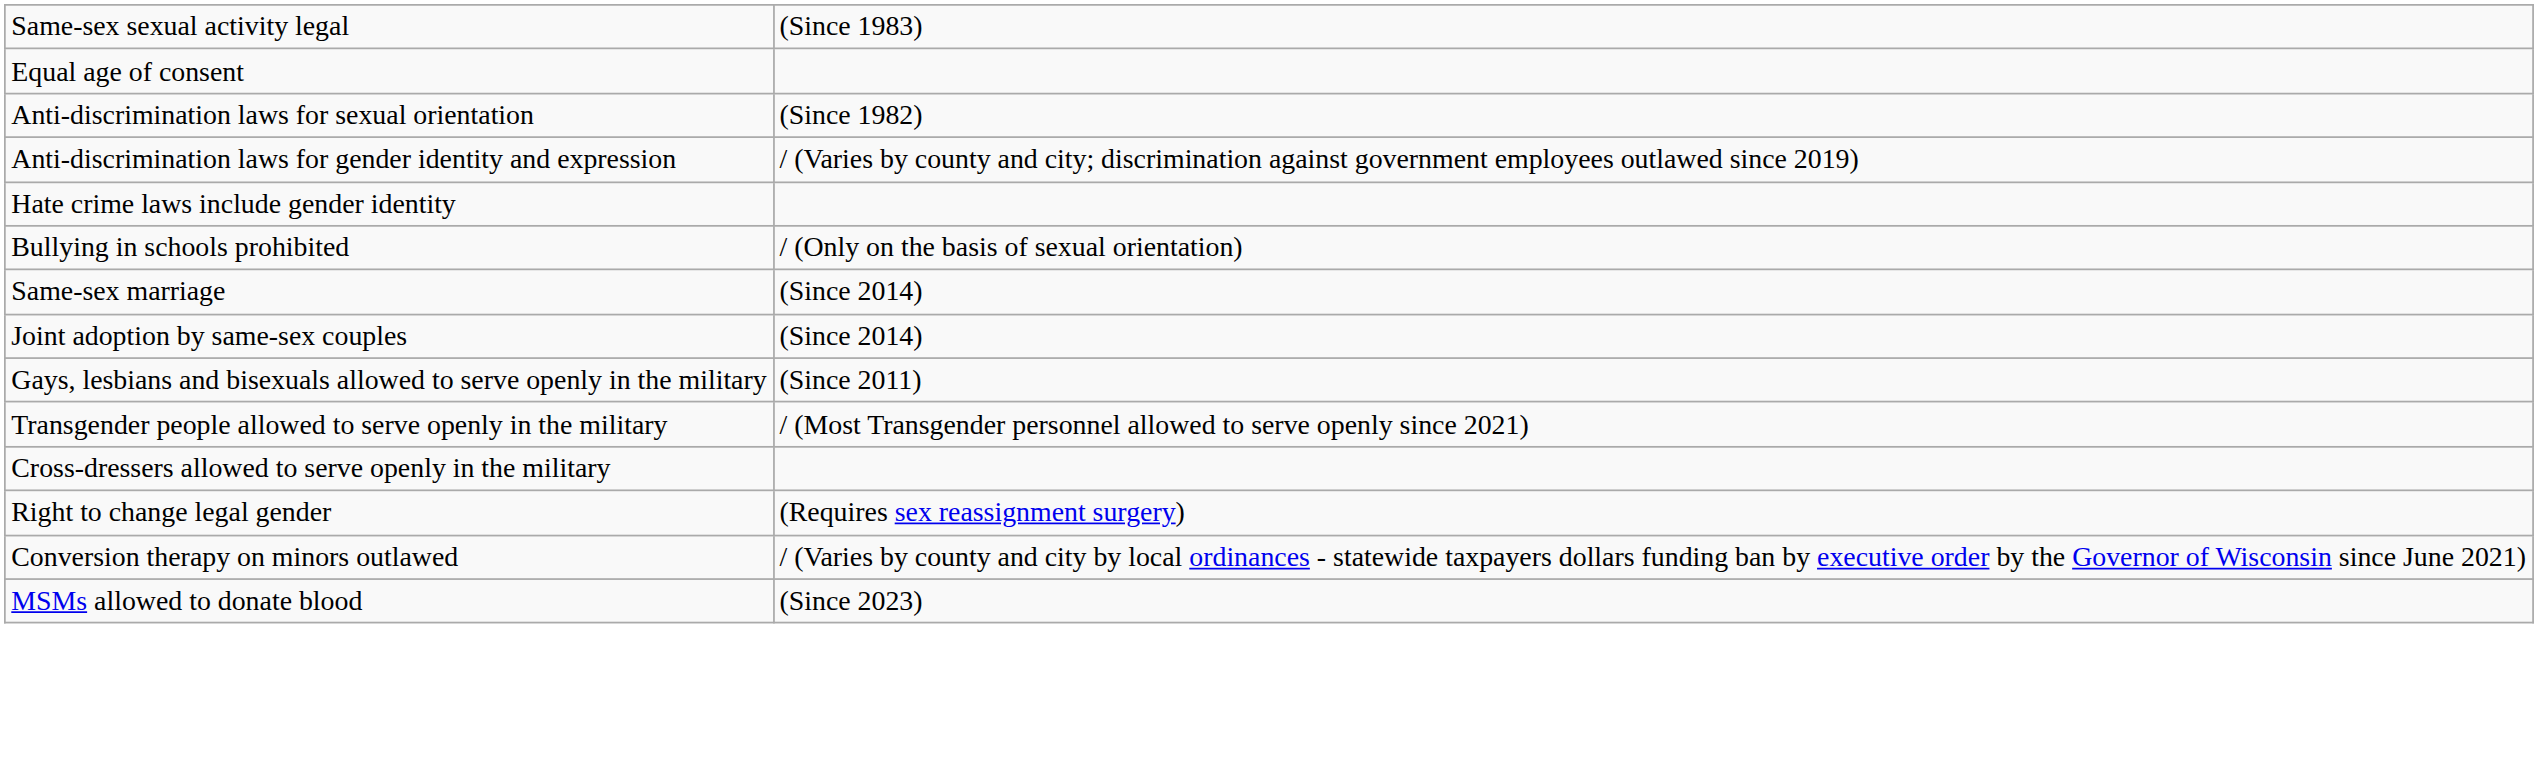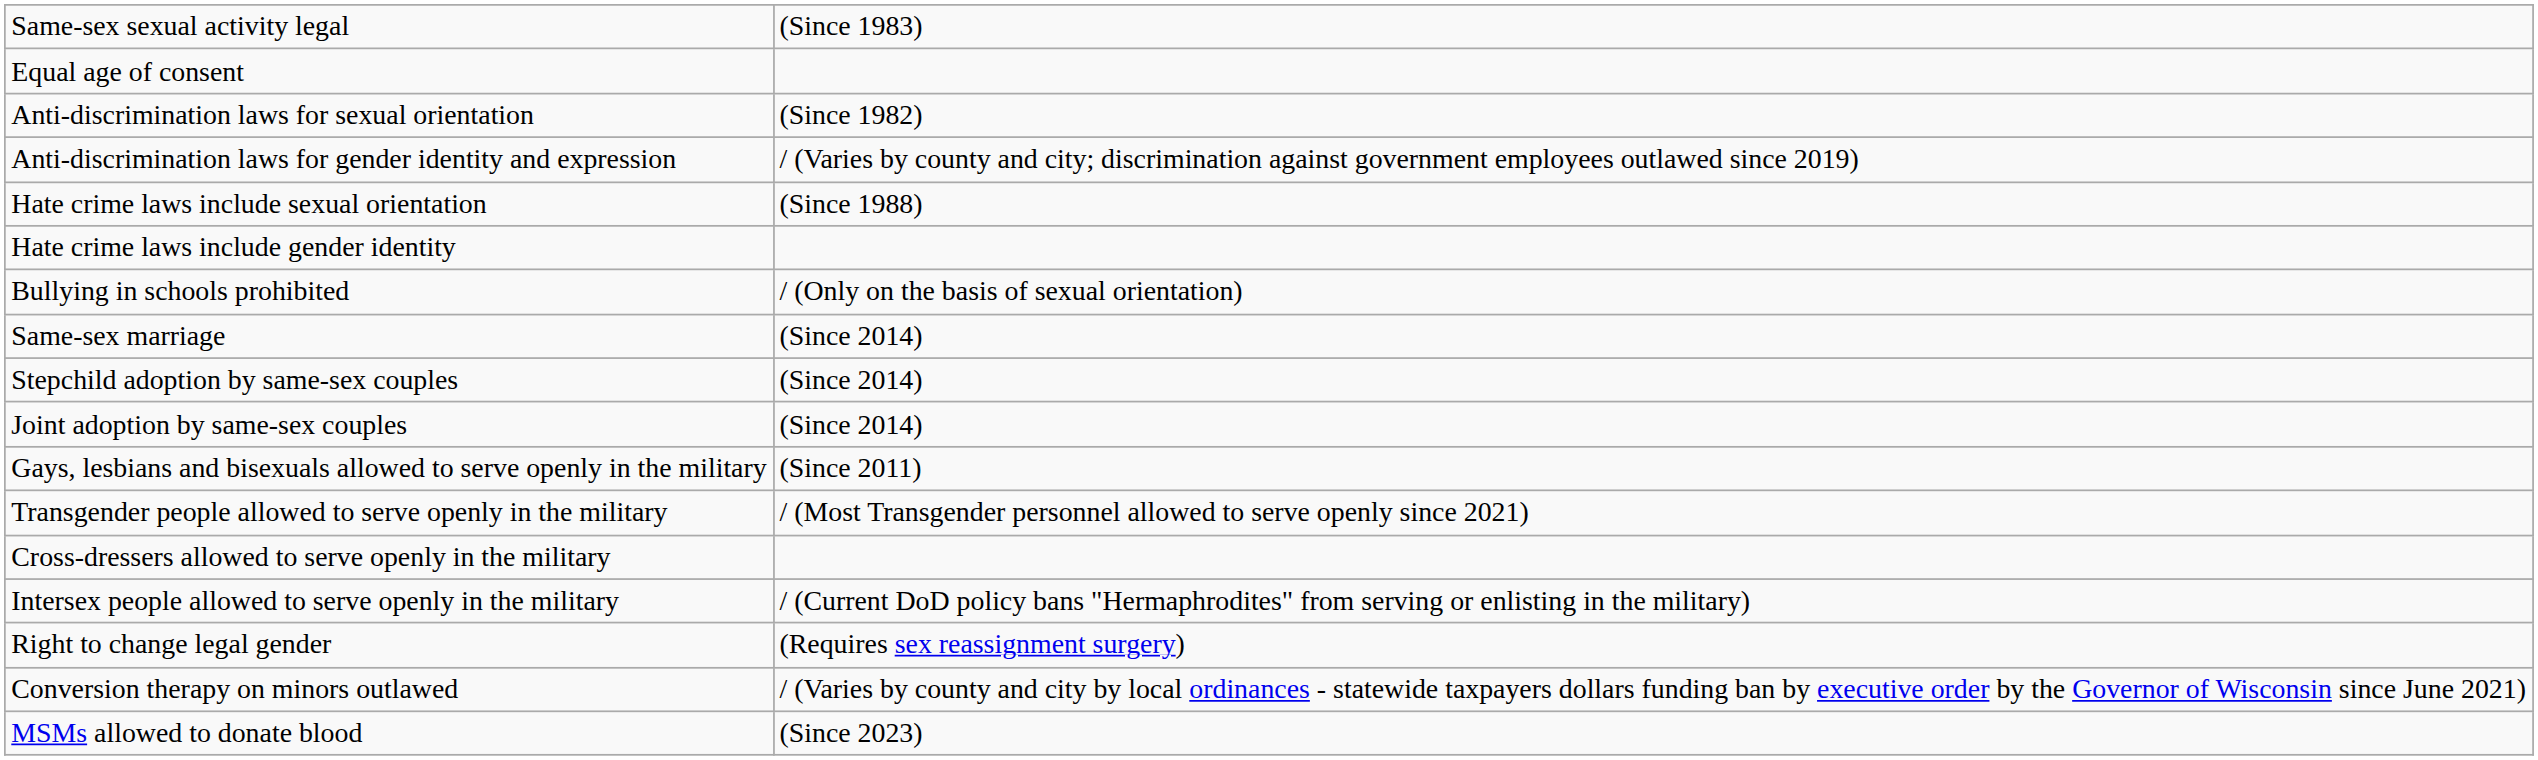+ row: (249, 203)
+ row: (235, 379)
+ row: (315, 600)
